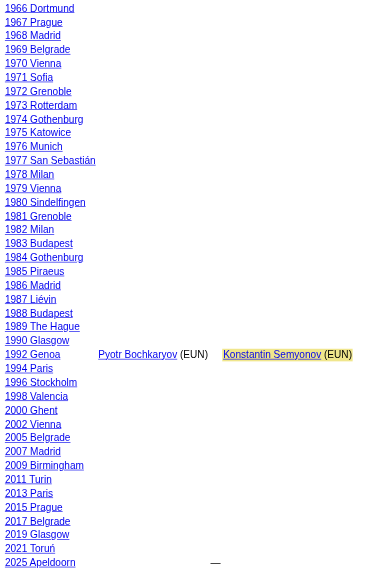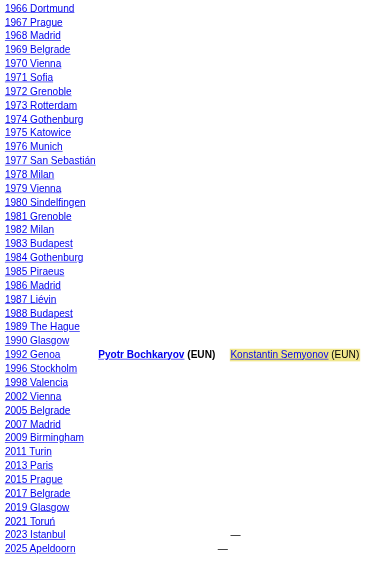(153, 355) normal -> (157, 355) bold
- row: (29, 369)
- row: (31, 410)
+ row: (35, 535)
